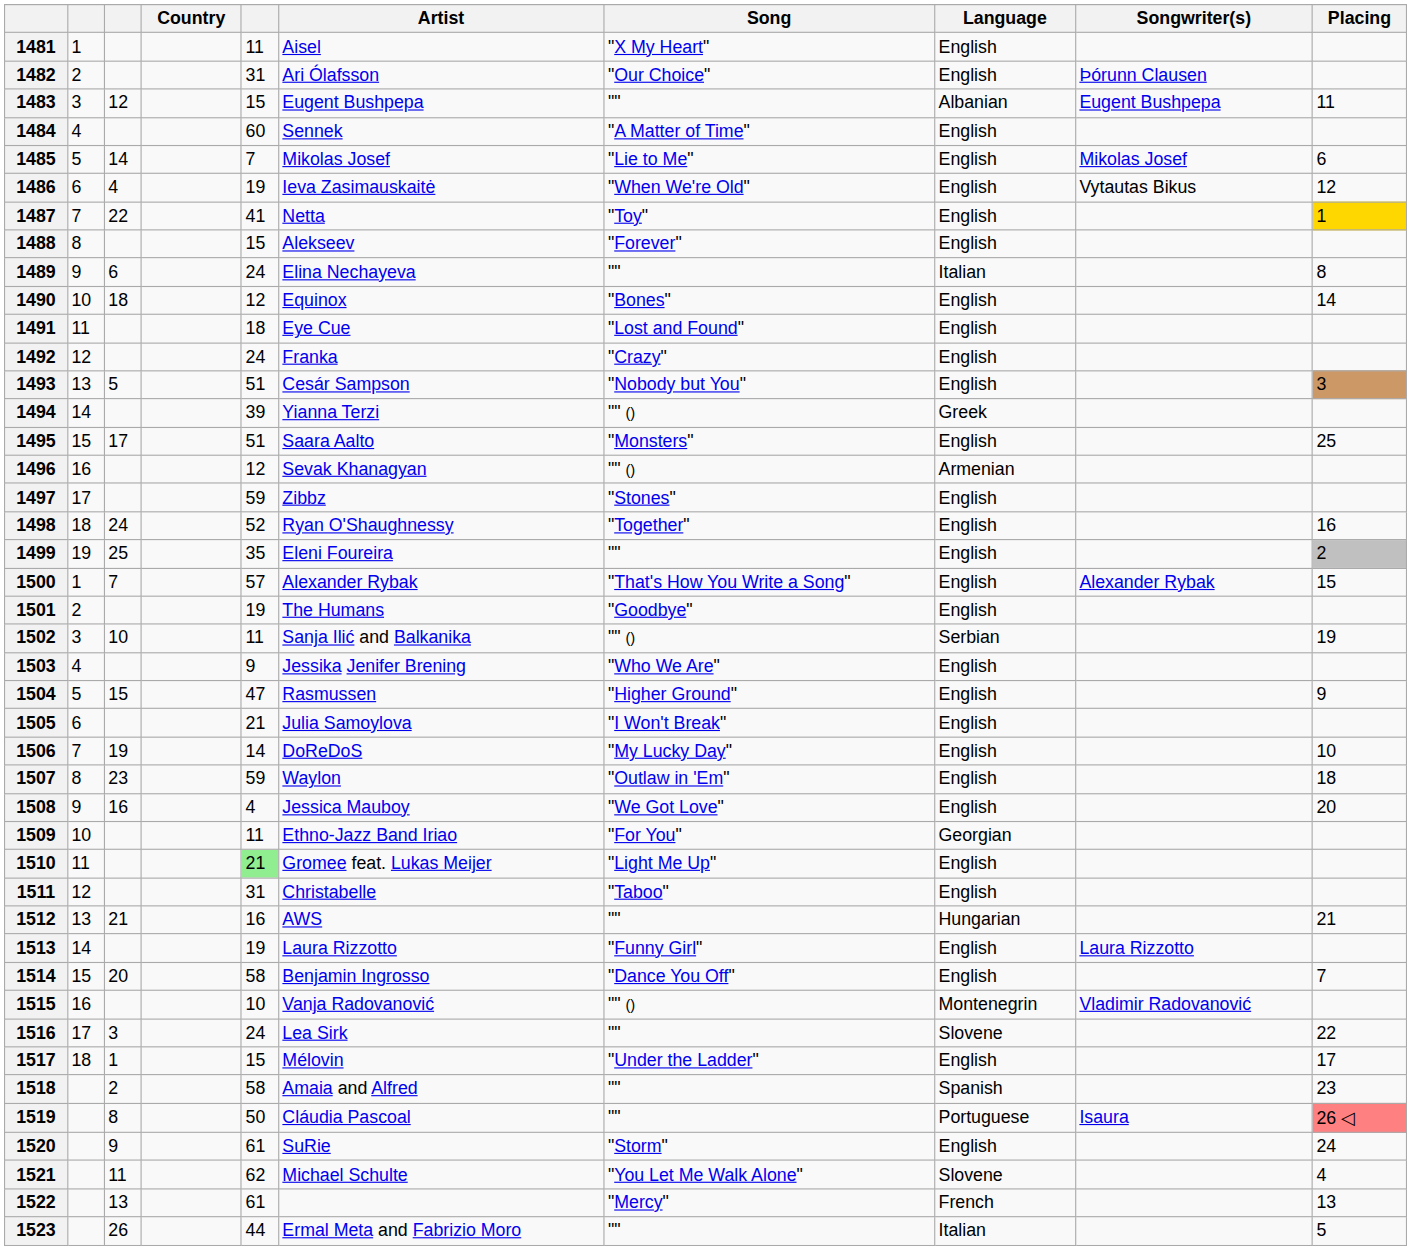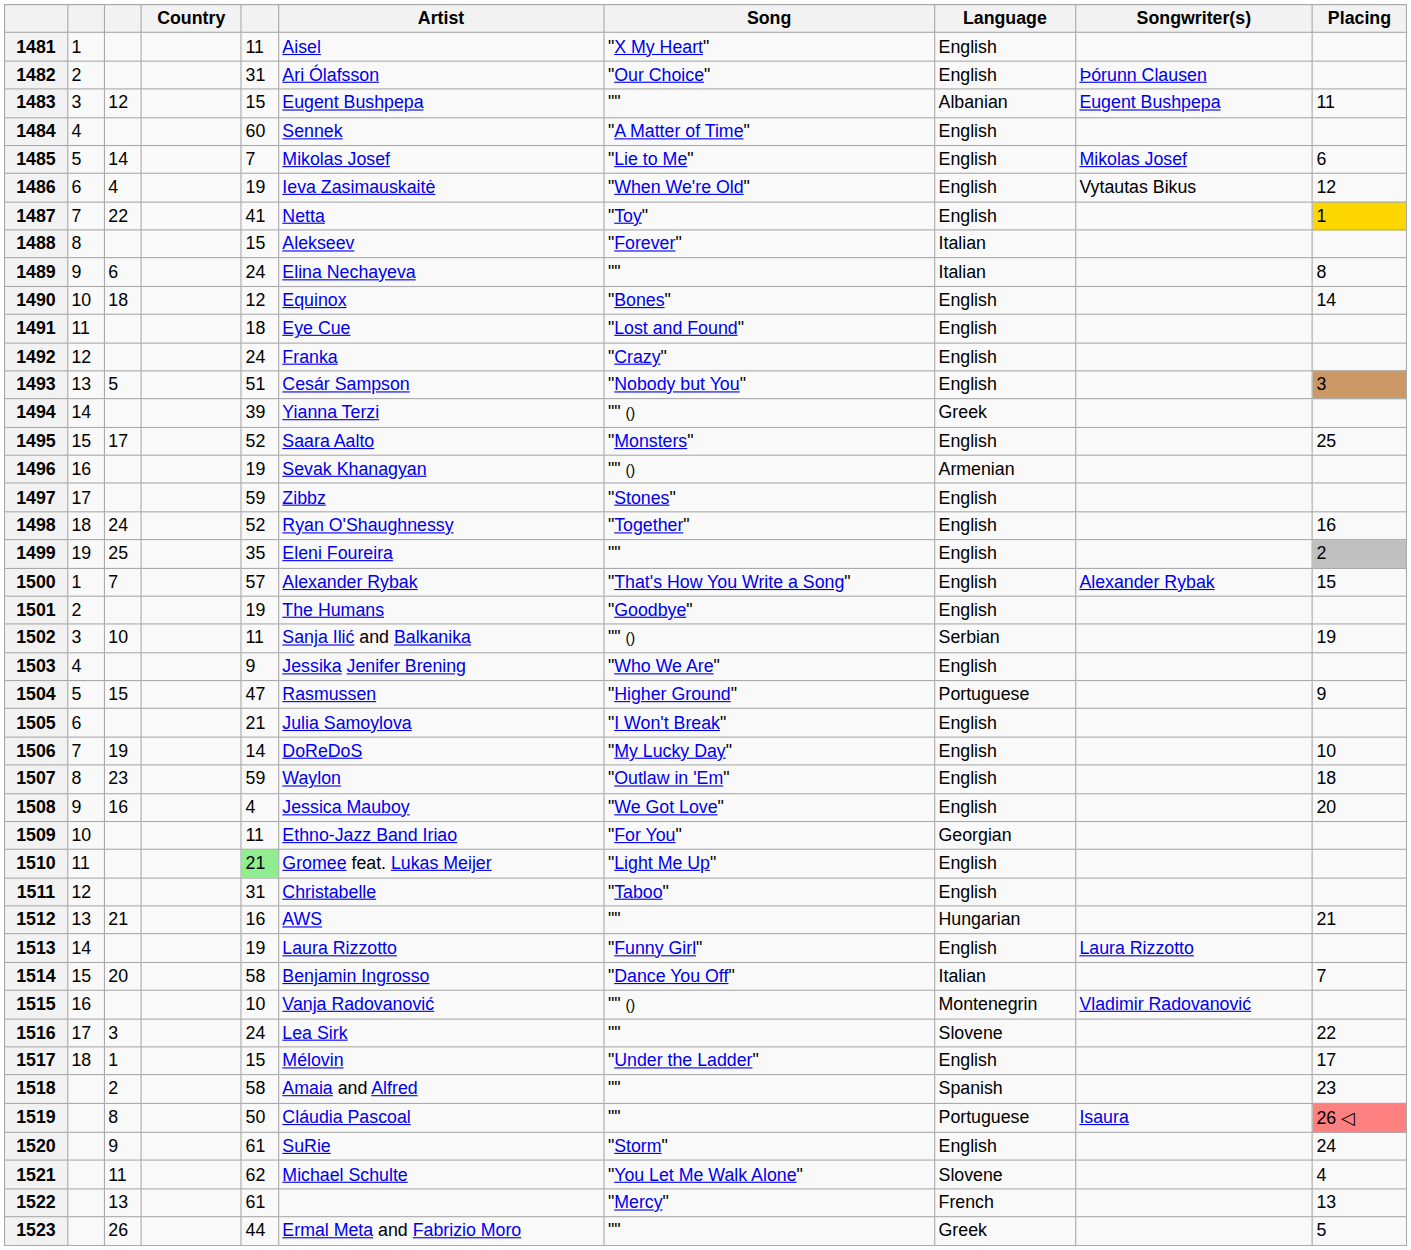(968, 243) English -> (962, 243) Italian
(255, 441) 51 -> (255, 441) 52
(255, 469) 12 -> (255, 469) 19
(968, 694) English -> (984, 694) Portuguese
(968, 976) English -> (962, 976) Italian
(962, 1230) Italian -> (963, 1230) Greek
